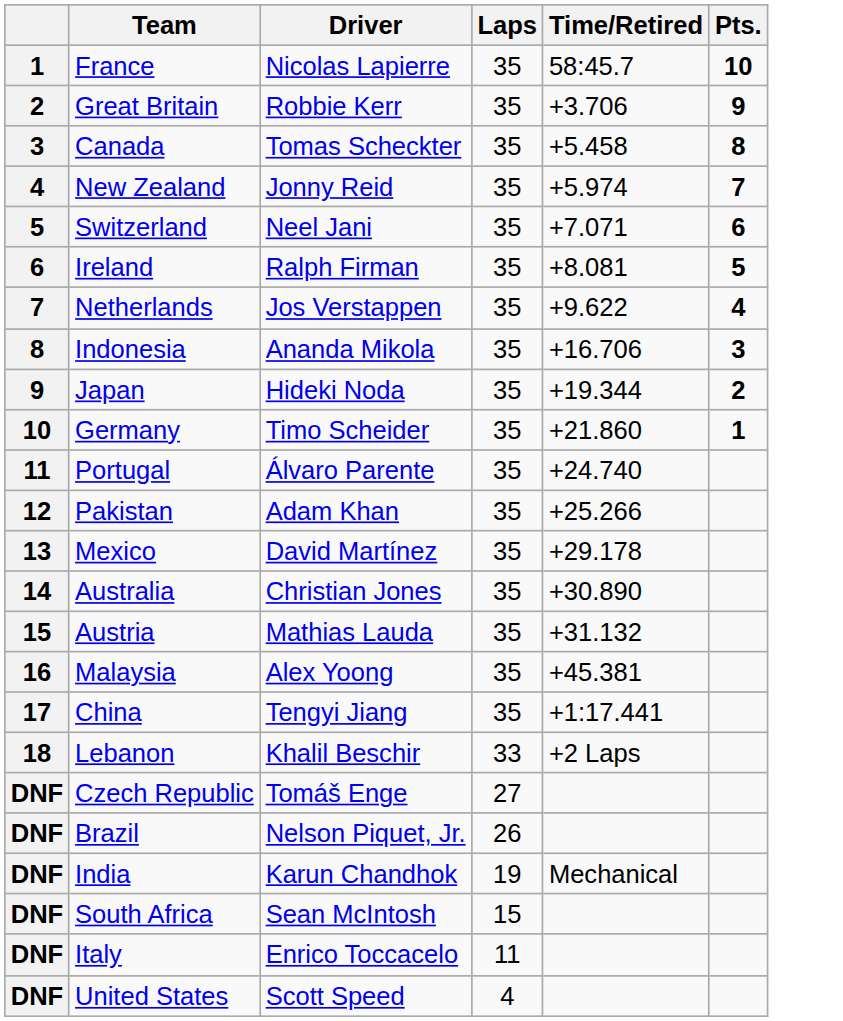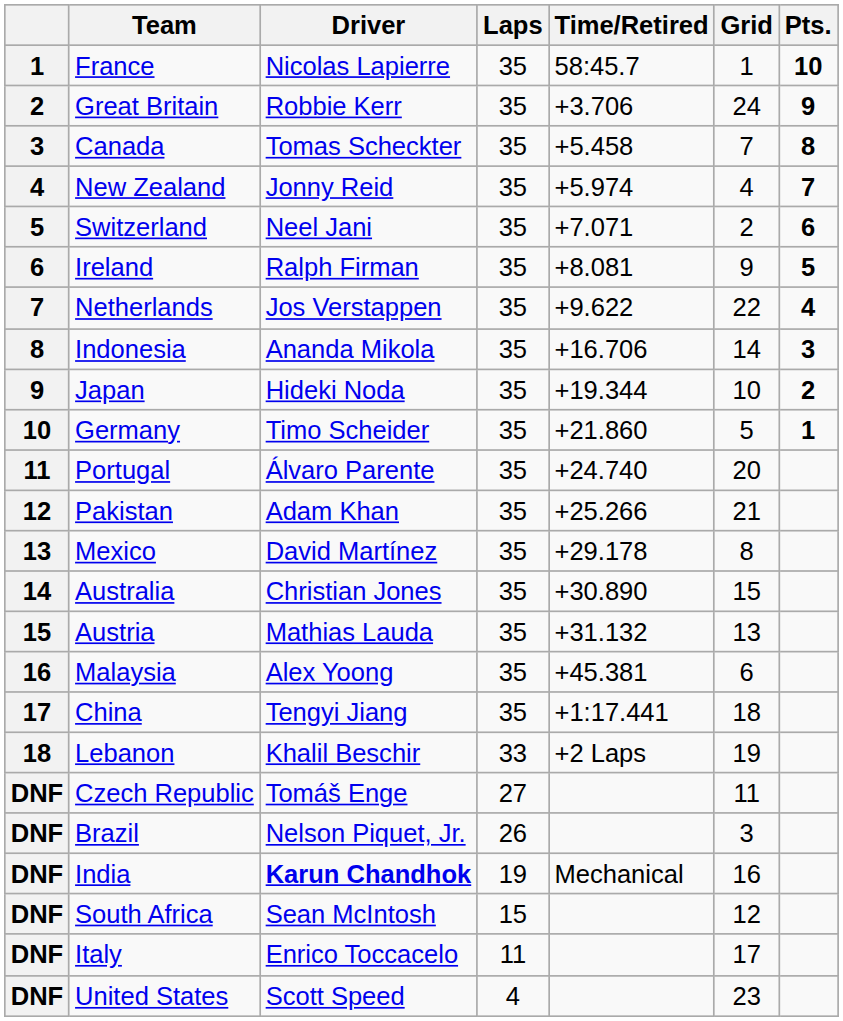+ column: (747, 25)
(361, 874) normal -> (368, 874) bold
